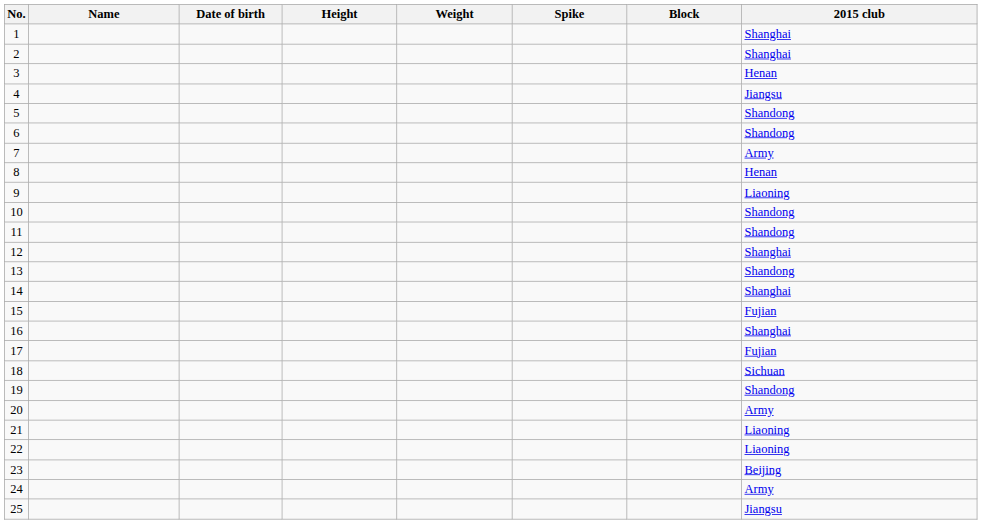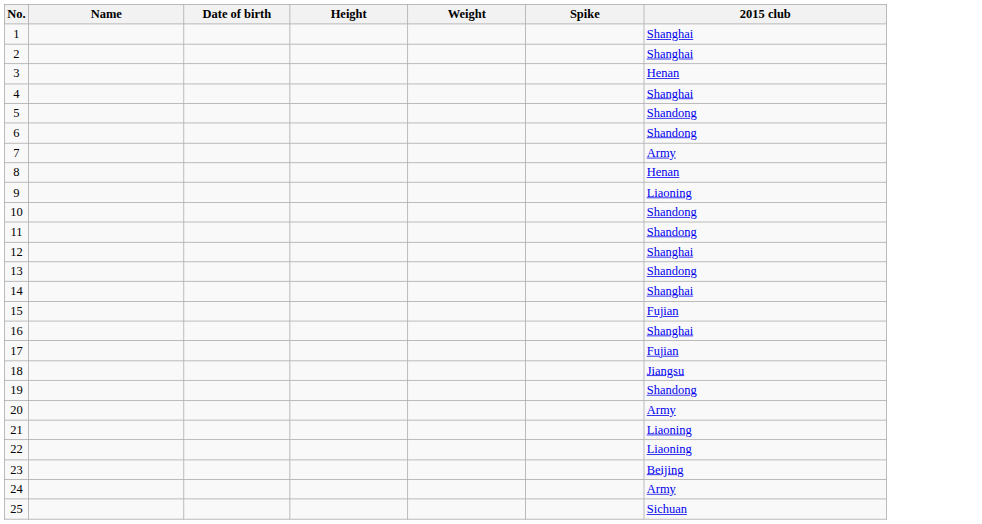- column: (684, 14)
(763, 93) Jiangsu -> (670, 93) Shanghai
(765, 370) Sichuan -> (665, 370) Jiangsu
(763, 509) Jiangsu -> (667, 509) Sichuan
